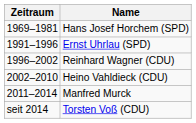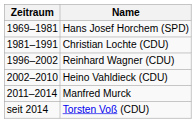+ row: (116, 45)
- row: (106, 45)
